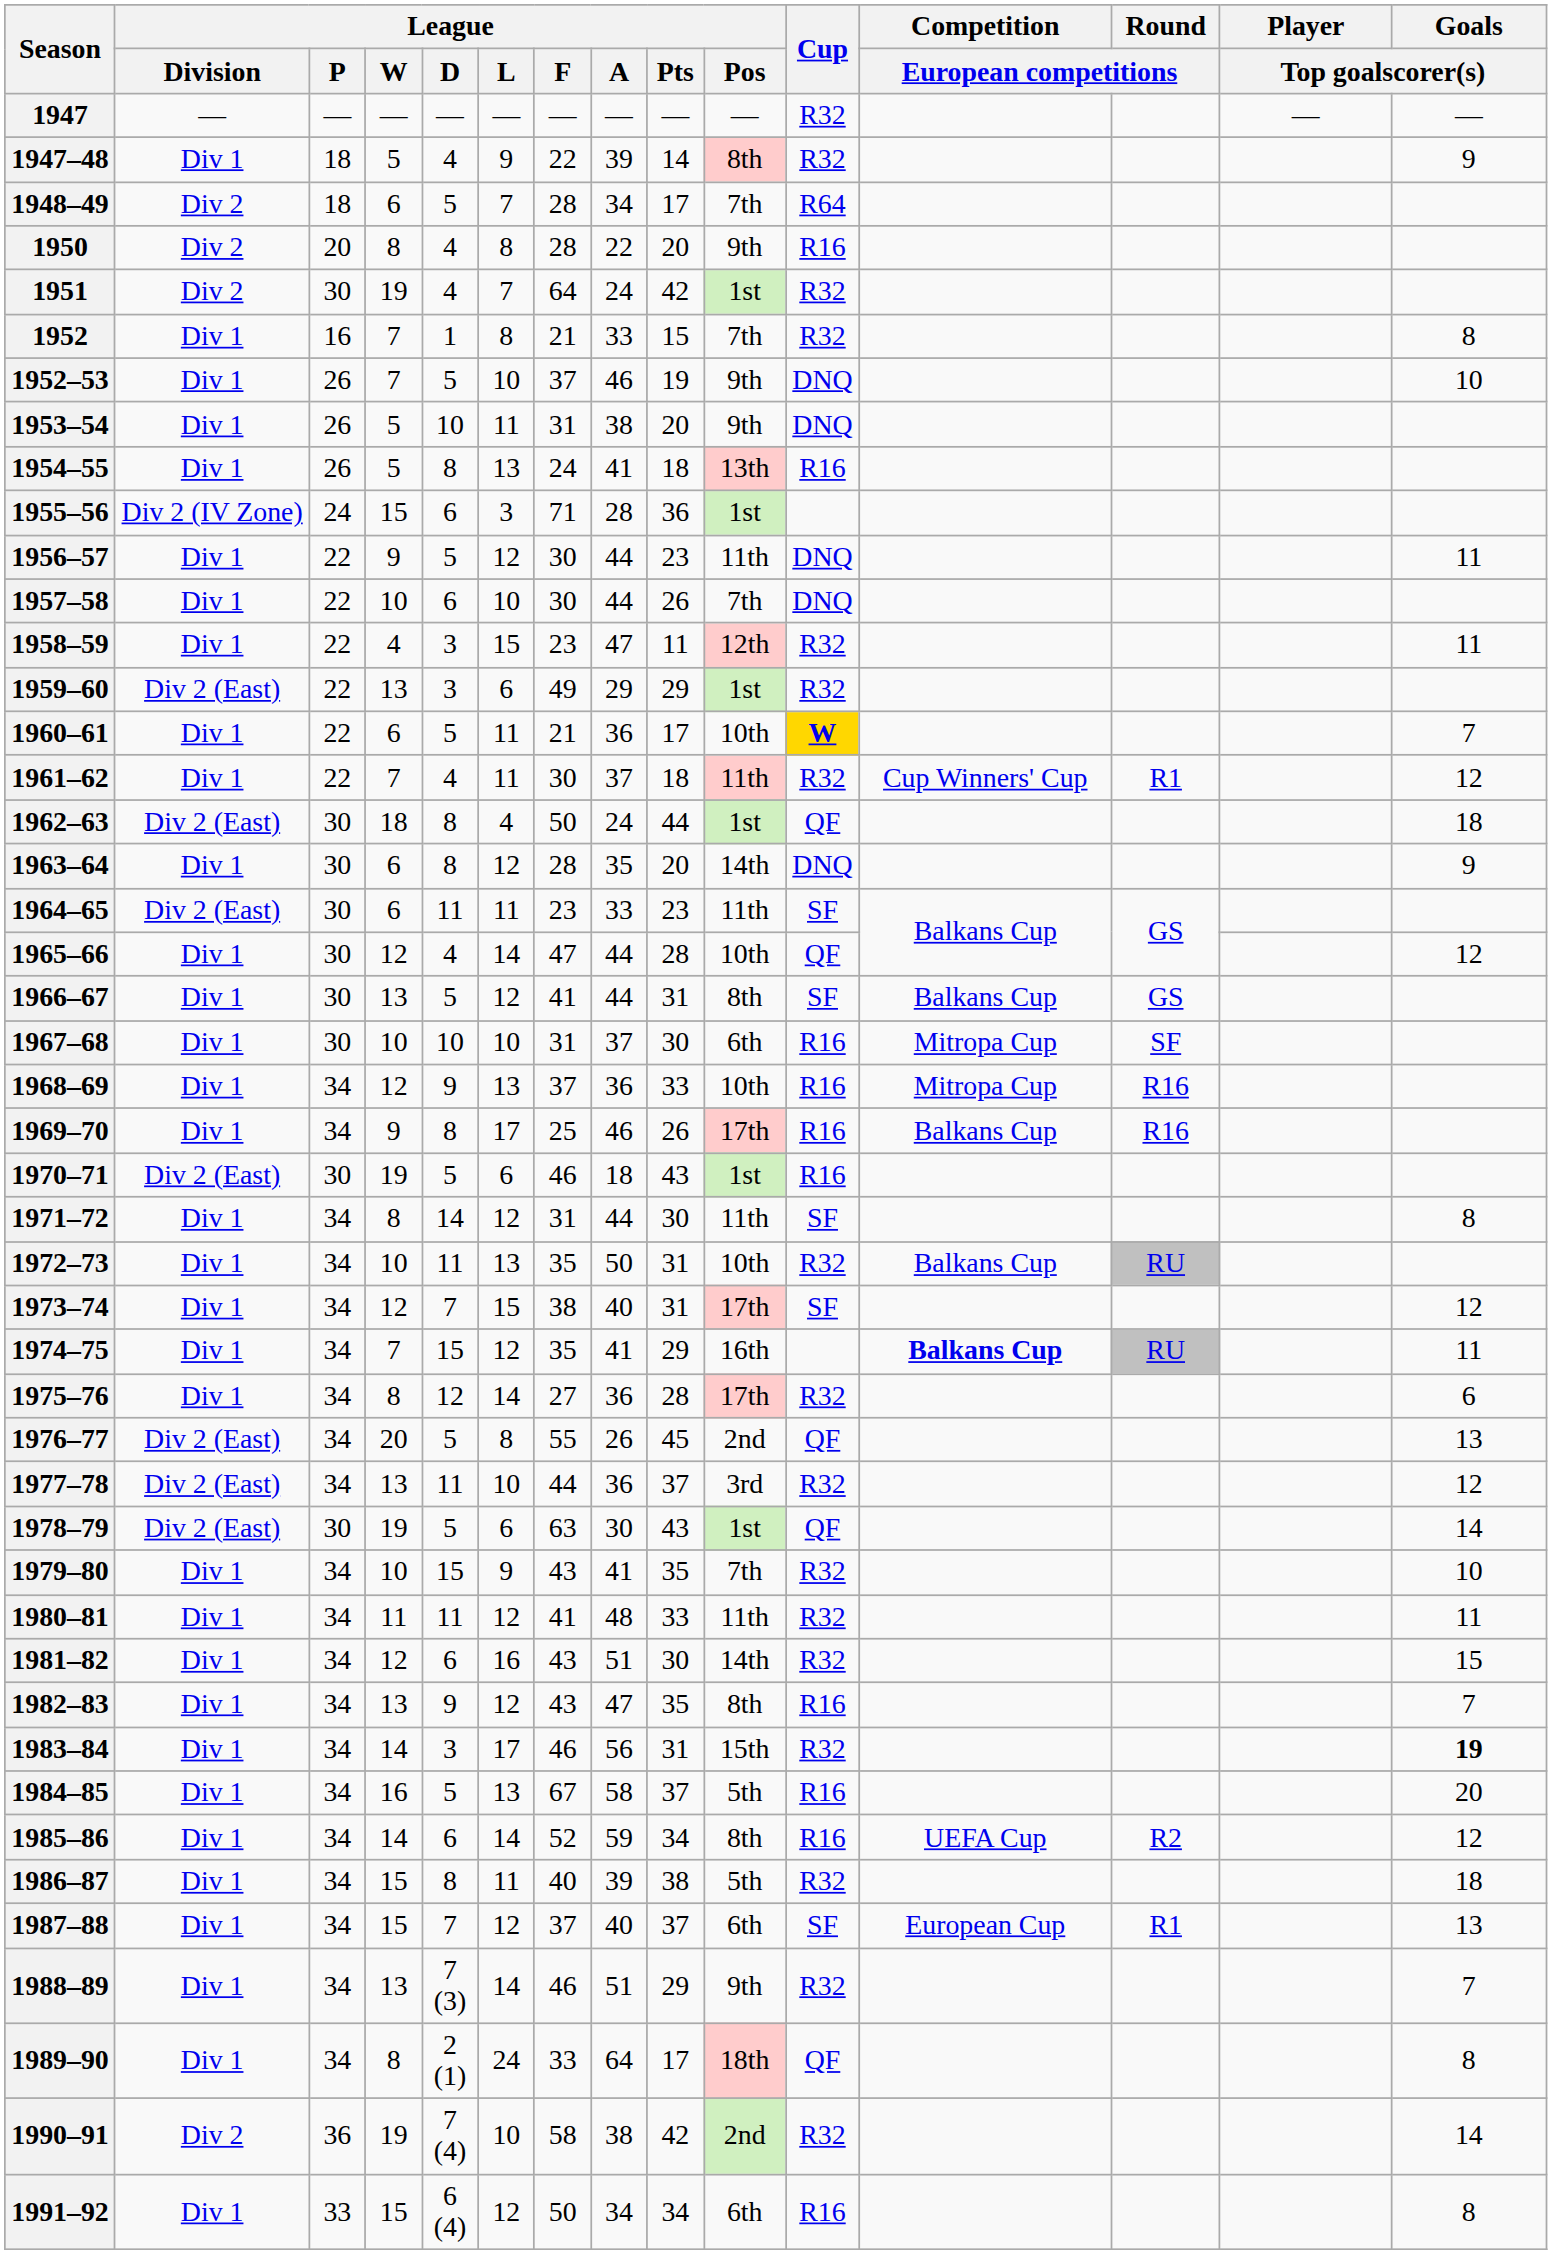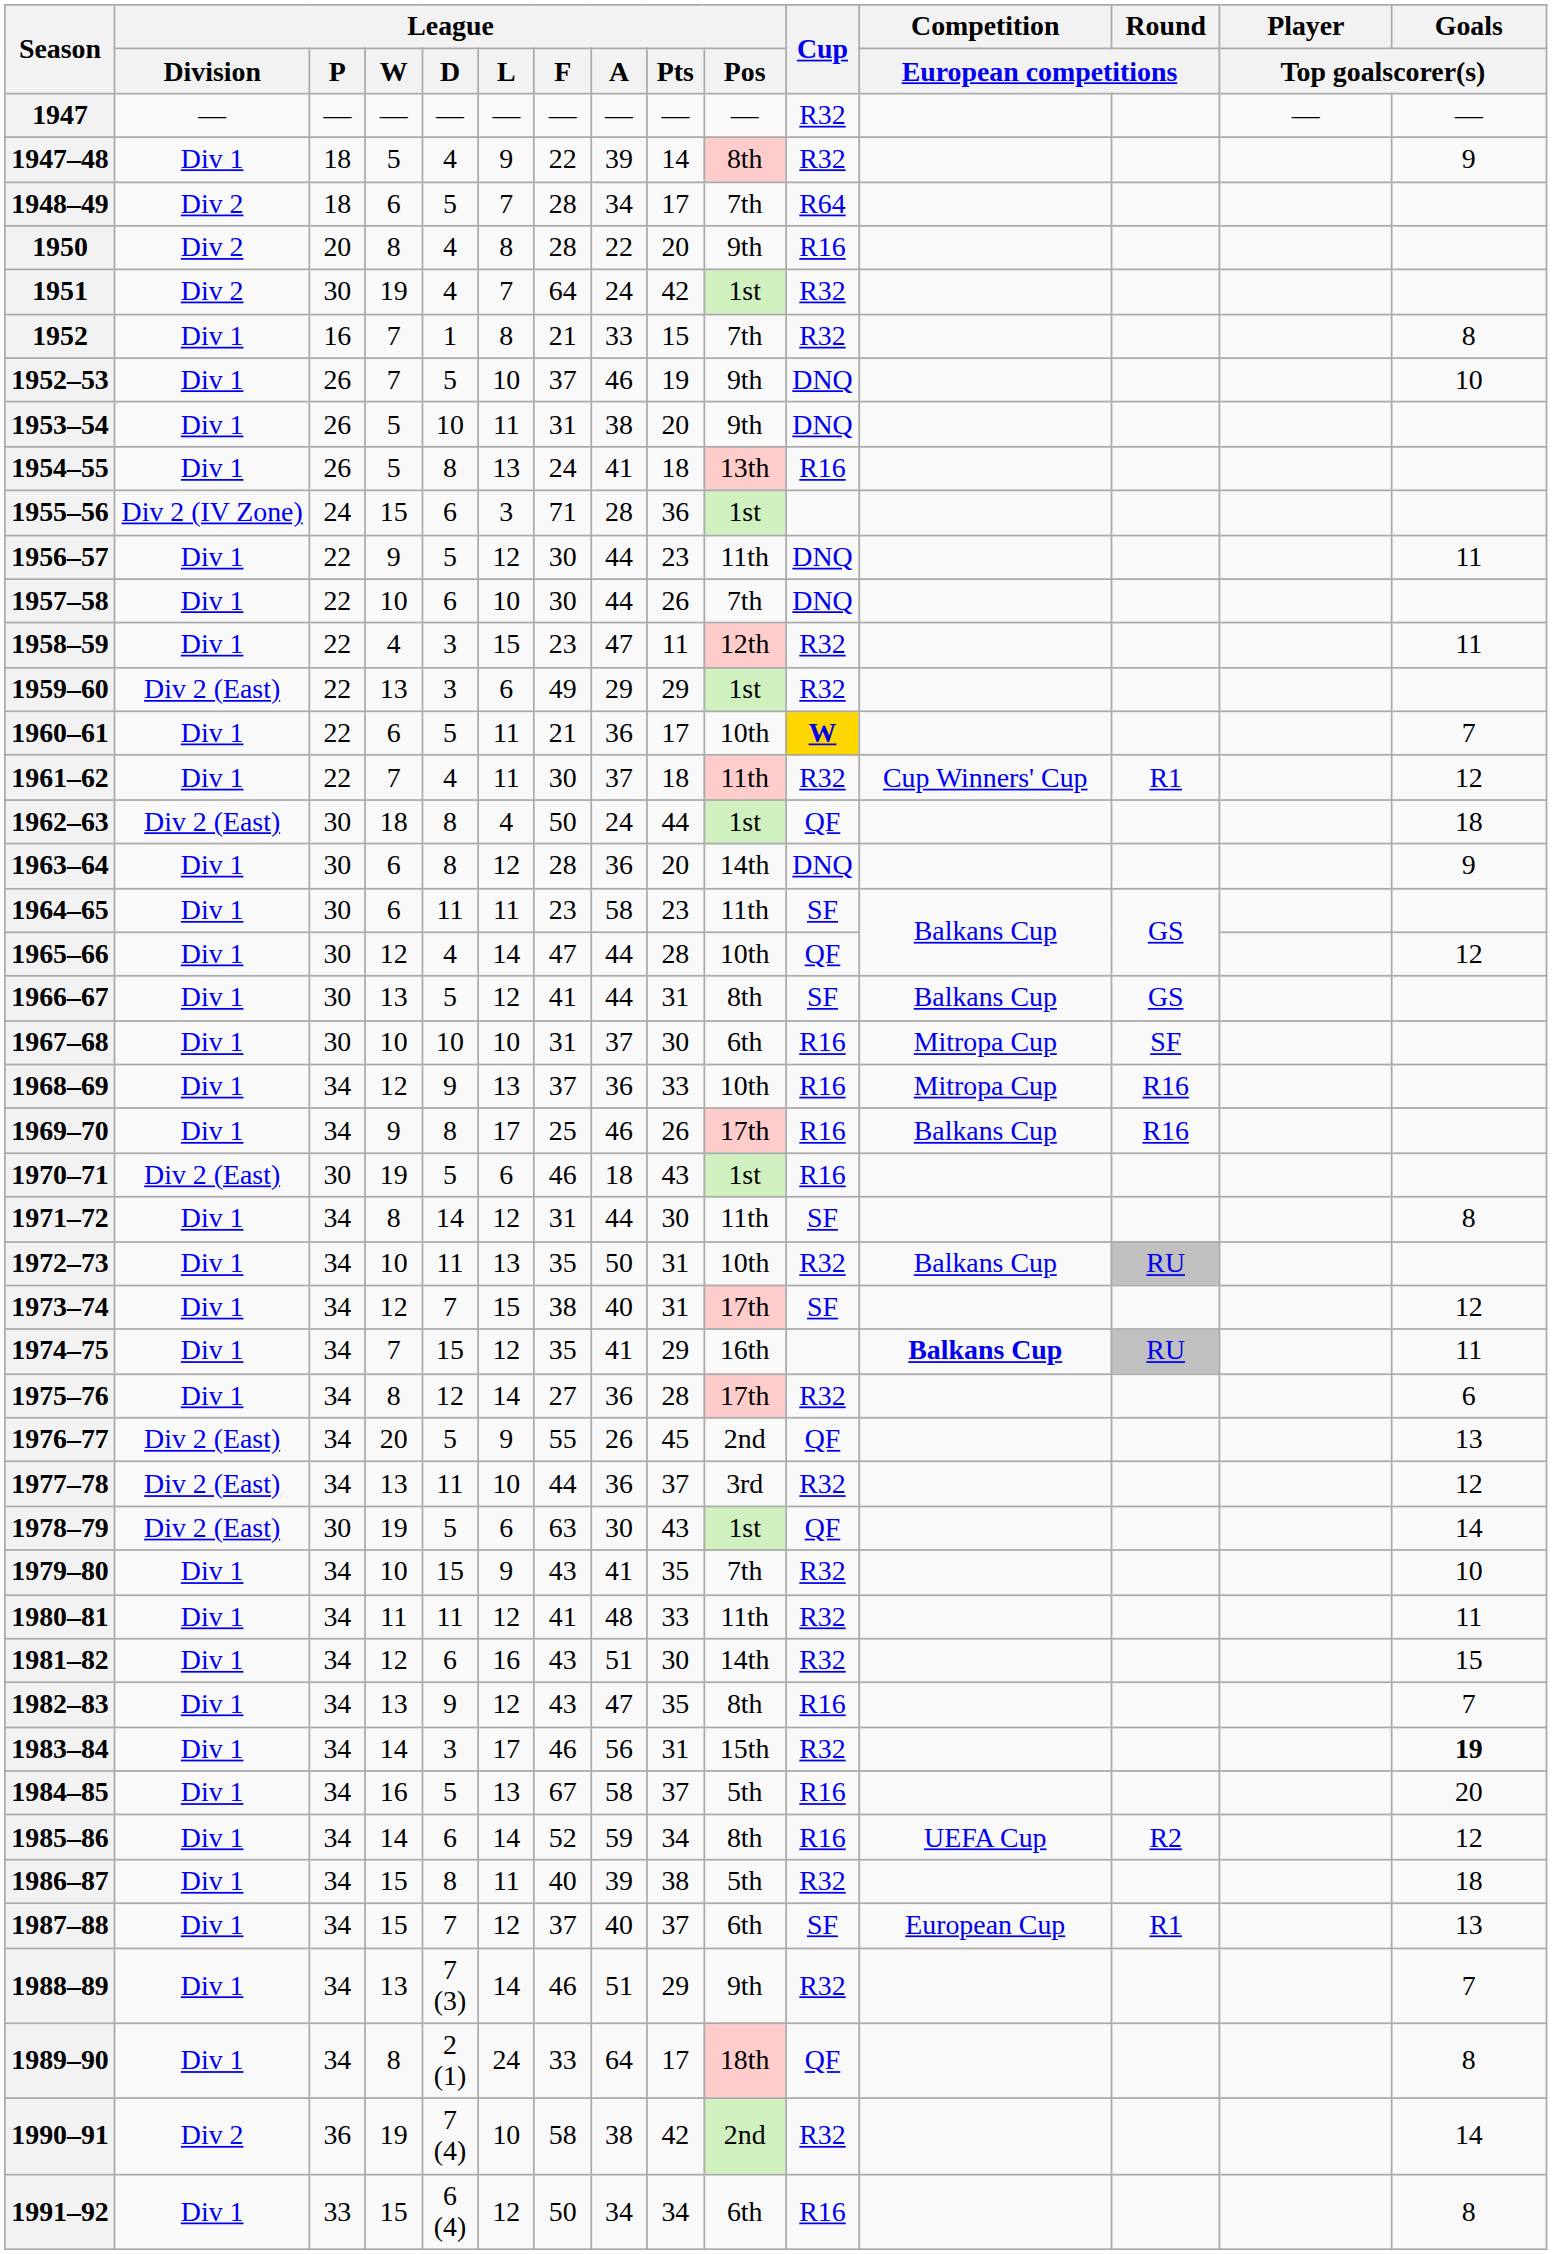(619, 865) 35 -> (619, 865) 36
(212, 909) Div 2 (East) -> (212, 909) Div 1
(619, 909) 33 -> (619, 909) 58
(506, 1439) 8 -> (506, 1439) 9
